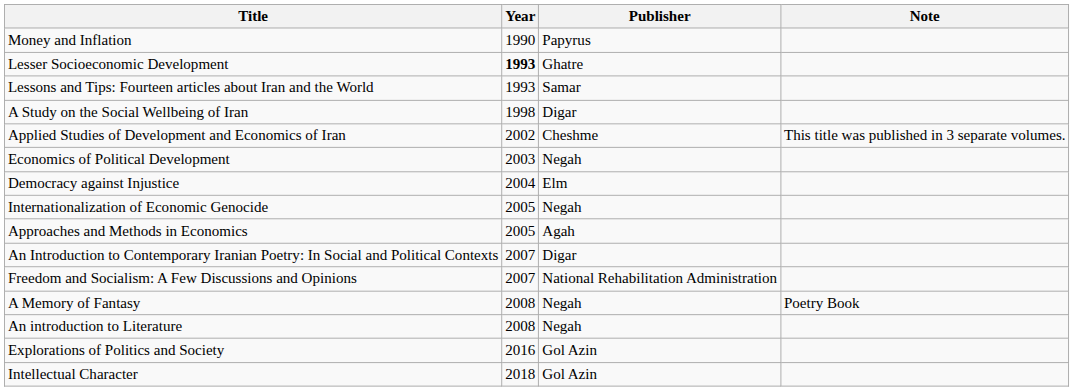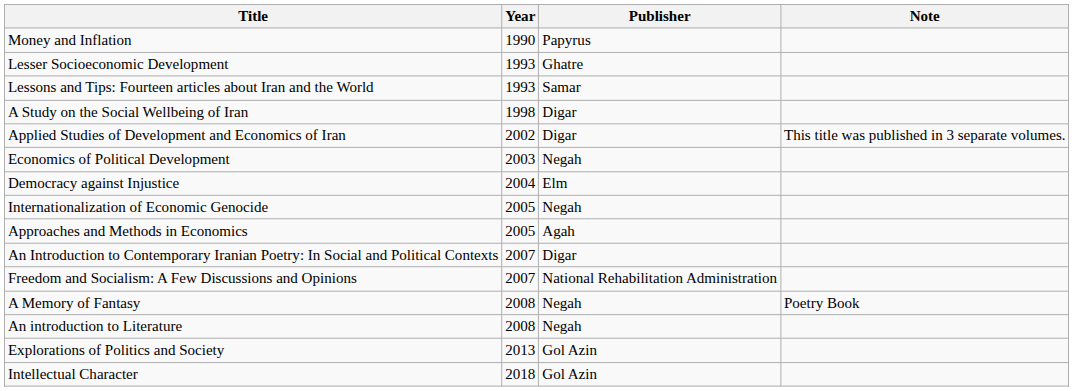(520, 64) bold -> (520, 64) normal
(570, 135) Cheshme -> (559, 135) Digar
(520, 350) 2016 -> (520, 350) 2013
